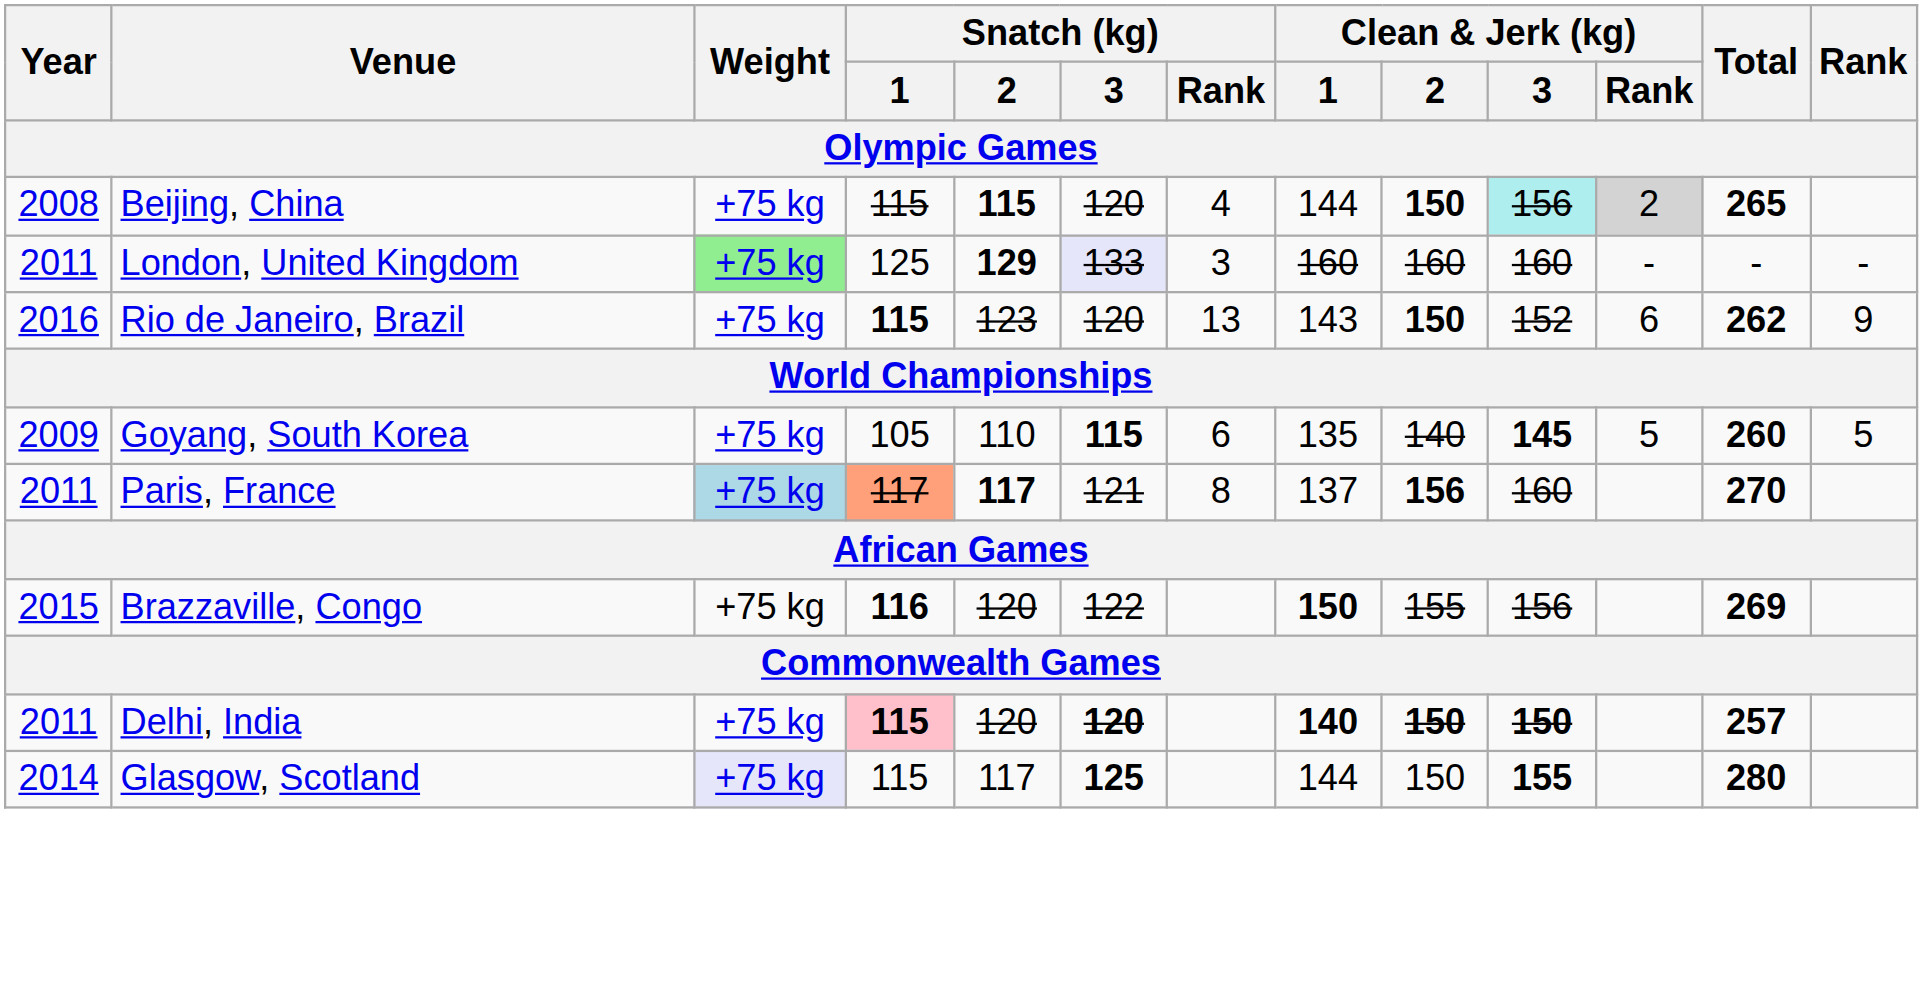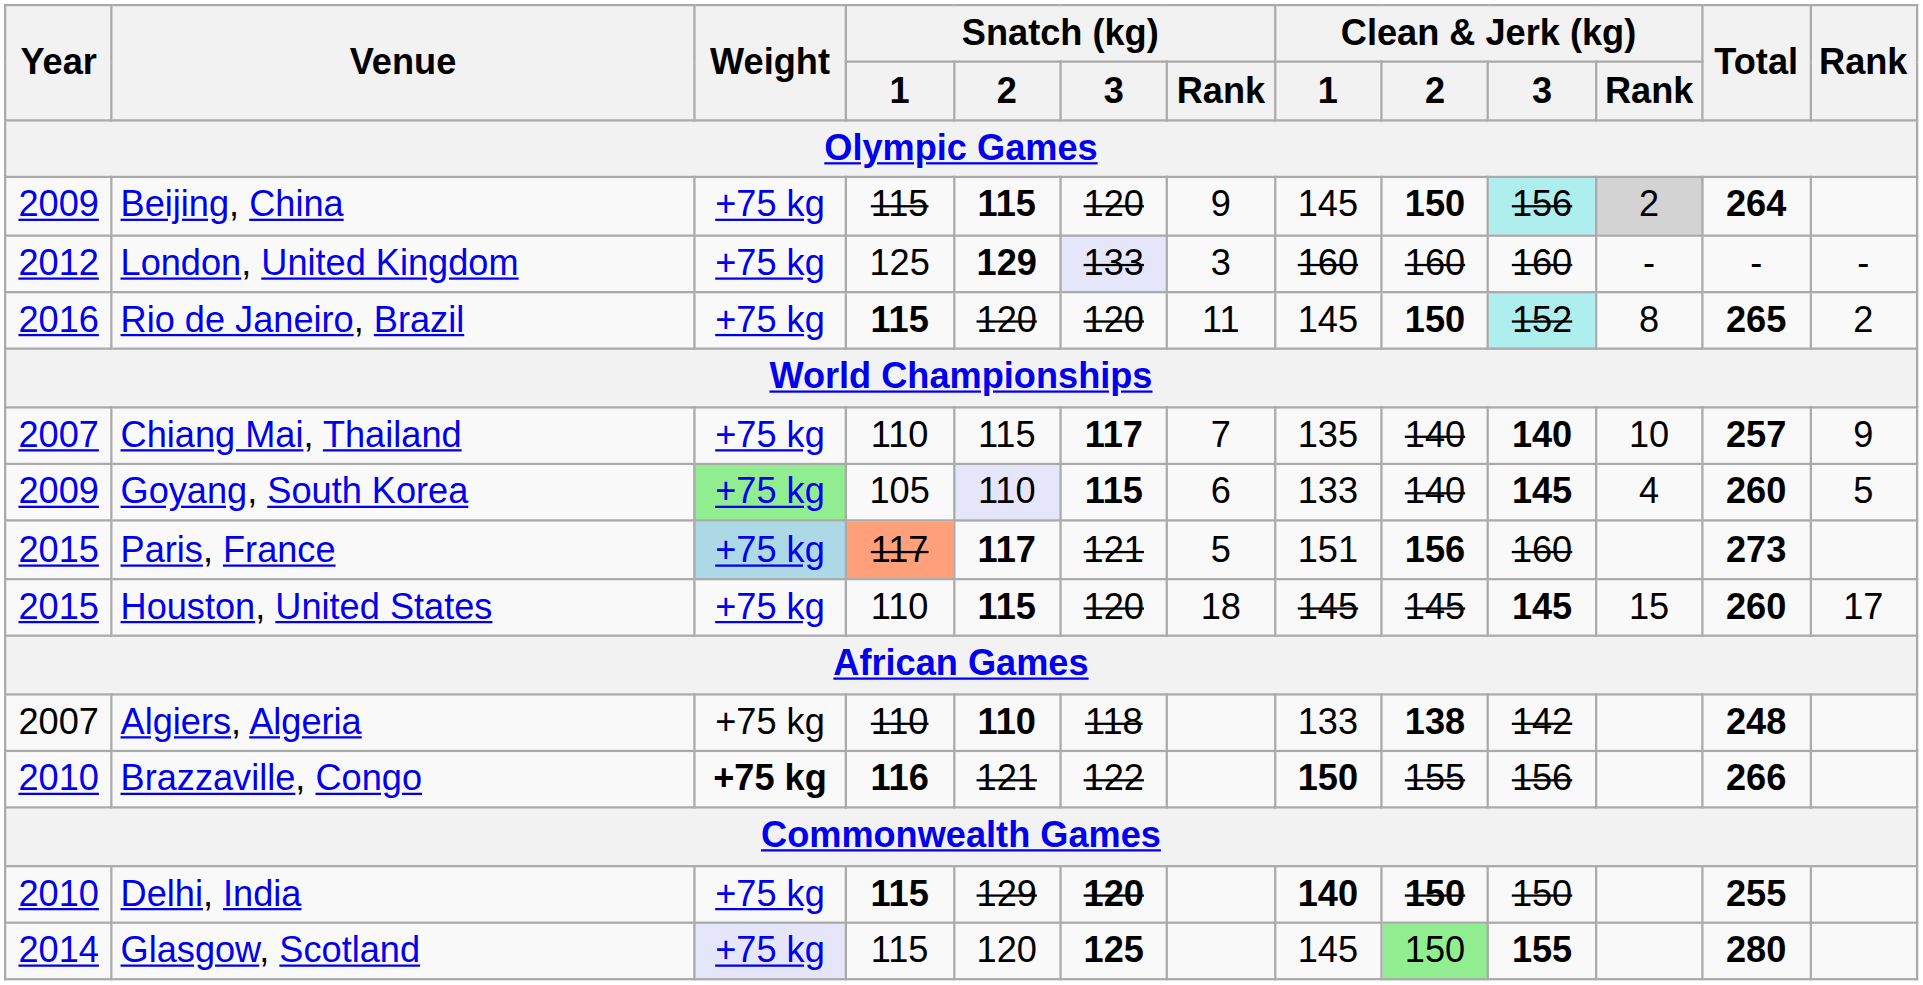(59, 205) 2008 -> (59, 205) 2009
(1221, 205) 4 -> (1221, 205) 9
(1328, 205) 144 -> (1328, 205) 145
(1756, 205) 265 -> (1756, 205) 264
(59, 262) 2011 -> (59, 262) 2012
(770, 262) lightgreen background -> (770, 262) no background
(1007, 319) 123 -> (1007, 319) 120
(1221, 319) 13 -> (1221, 319) 11
(1328, 319) 143 -> (1328, 319) 145
(1542, 319) no background -> (1542, 319) paleturquoise background
(1649, 319) 6 -> (1649, 319) 8
(1756, 319) 262 -> (1756, 319) 265
(1863, 319) 9 -> (1863, 319) 2
+ row: (291, 434)
(770, 434) no background -> (770, 491) lightgreen background
(1007, 434) no background -> (1007, 491) lavender background
(1328, 434) 135 -> (1328, 491) 133
(1649, 434) 5 -> (1649, 491) 4
(59, 491) 2011 -> (59, 549) 2015
(1221, 491) 8 -> (1221, 549) 5
(1328, 491) 137 -> (1328, 549) 151
(1756, 491) 270 -> (1756, 549) 273
+ row: (306, 606)
+ row: (241, 721)
(59, 606) 2015 -> (59, 778) 2010
(770, 606) normal -> (770, 778) bold
(1007, 606) 120 -> (1007, 778) 121
(1756, 606) 269 -> (1756, 778) 266
(59, 721) 2011 -> (59, 893) 2010
(900, 721) pink background -> (900, 893) no background
(1007, 721) 120 -> (1007, 893) 129
(1542, 721) bold -> (1542, 893) normal
(1756, 721) 257 -> (1756, 893) 255
(1007, 778) 117 -> (1007, 950) 120
(1328, 778) 144 -> (1328, 950) 145
(1435, 778) no background -> (1435, 950) lightgreen background
